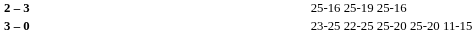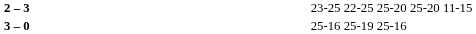(359, 8) 25-16 25-19 25-16 -> (392, 8) 23-25 22-25 25-20 25-20 11-15
(392, 25) 23-25 22-25 25-20 25-20 11-15 -> (359, 25) 25-16 25-19 25-16
